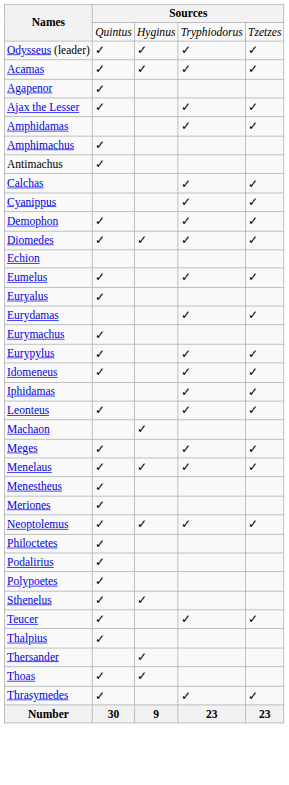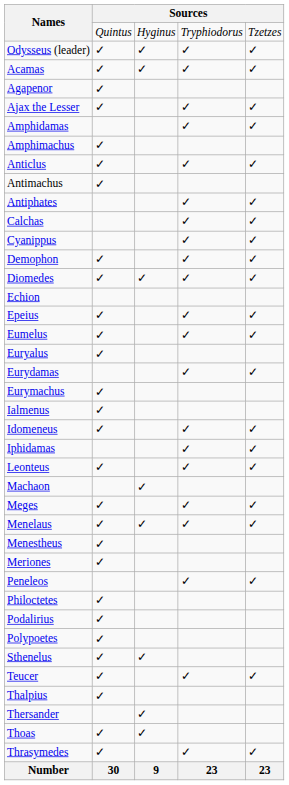+ row: (27, 164)
+ row: (32, 202)
+ row: (23, 315)
- row: (31, 353)
+ row: (28, 410)
- row: (38, 524)
+ row: (27, 581)
